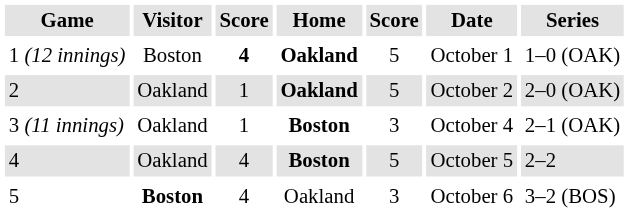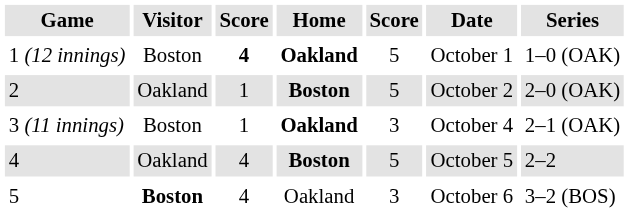(319, 90) Oakland -> (319, 90) Boston
(172, 125) Oakland -> (172, 125) Boston
(319, 125) Boston -> (319, 125) Oakland
